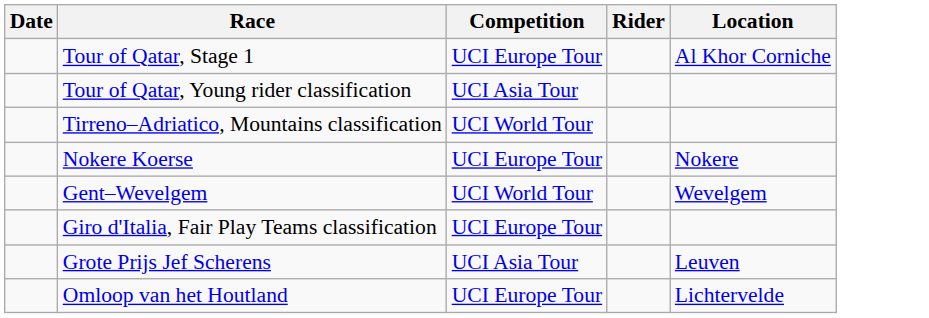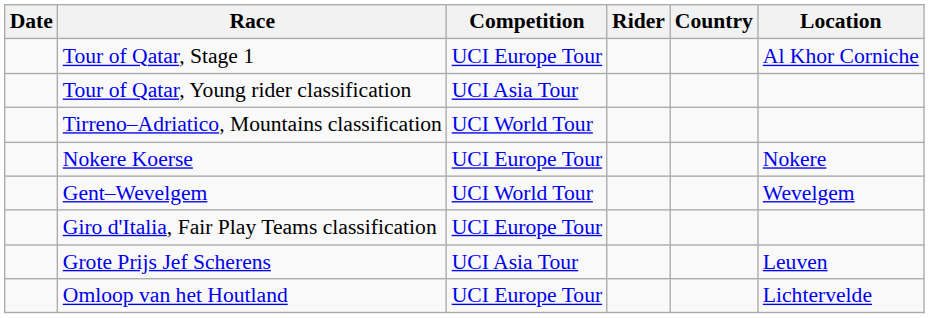+ column: (714, 21)
